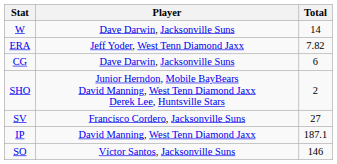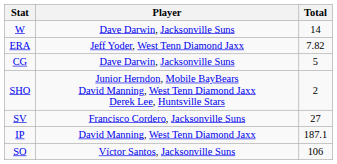(315, 62) 6 -> (315, 62) 5
(315, 151) 146 -> (315, 151) 106
